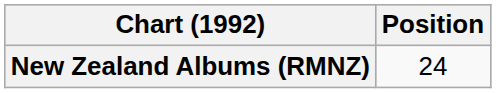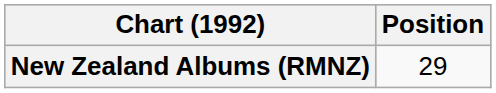(433, 66) 24 -> (433, 66) 29
